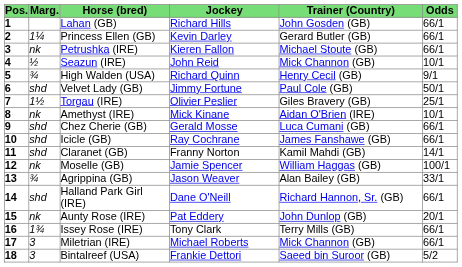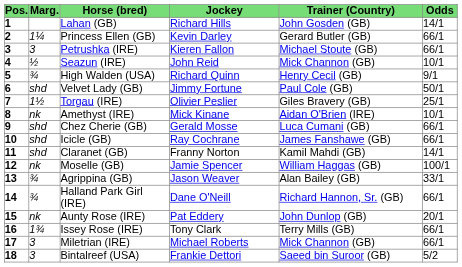(433, 23) 66/1 -> (433, 23) 14/1
(35, 49) nk -> (32, 49) 3
(38, 197) shd -> (34, 197) ¾
